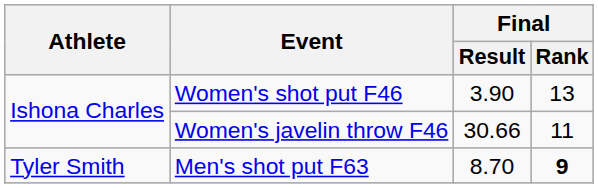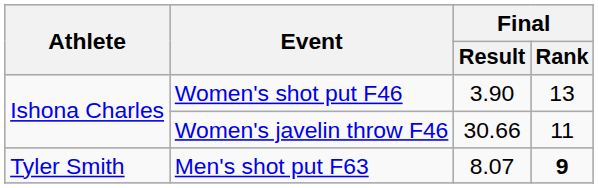(492, 166) 8.70 -> (492, 166) 8.07
